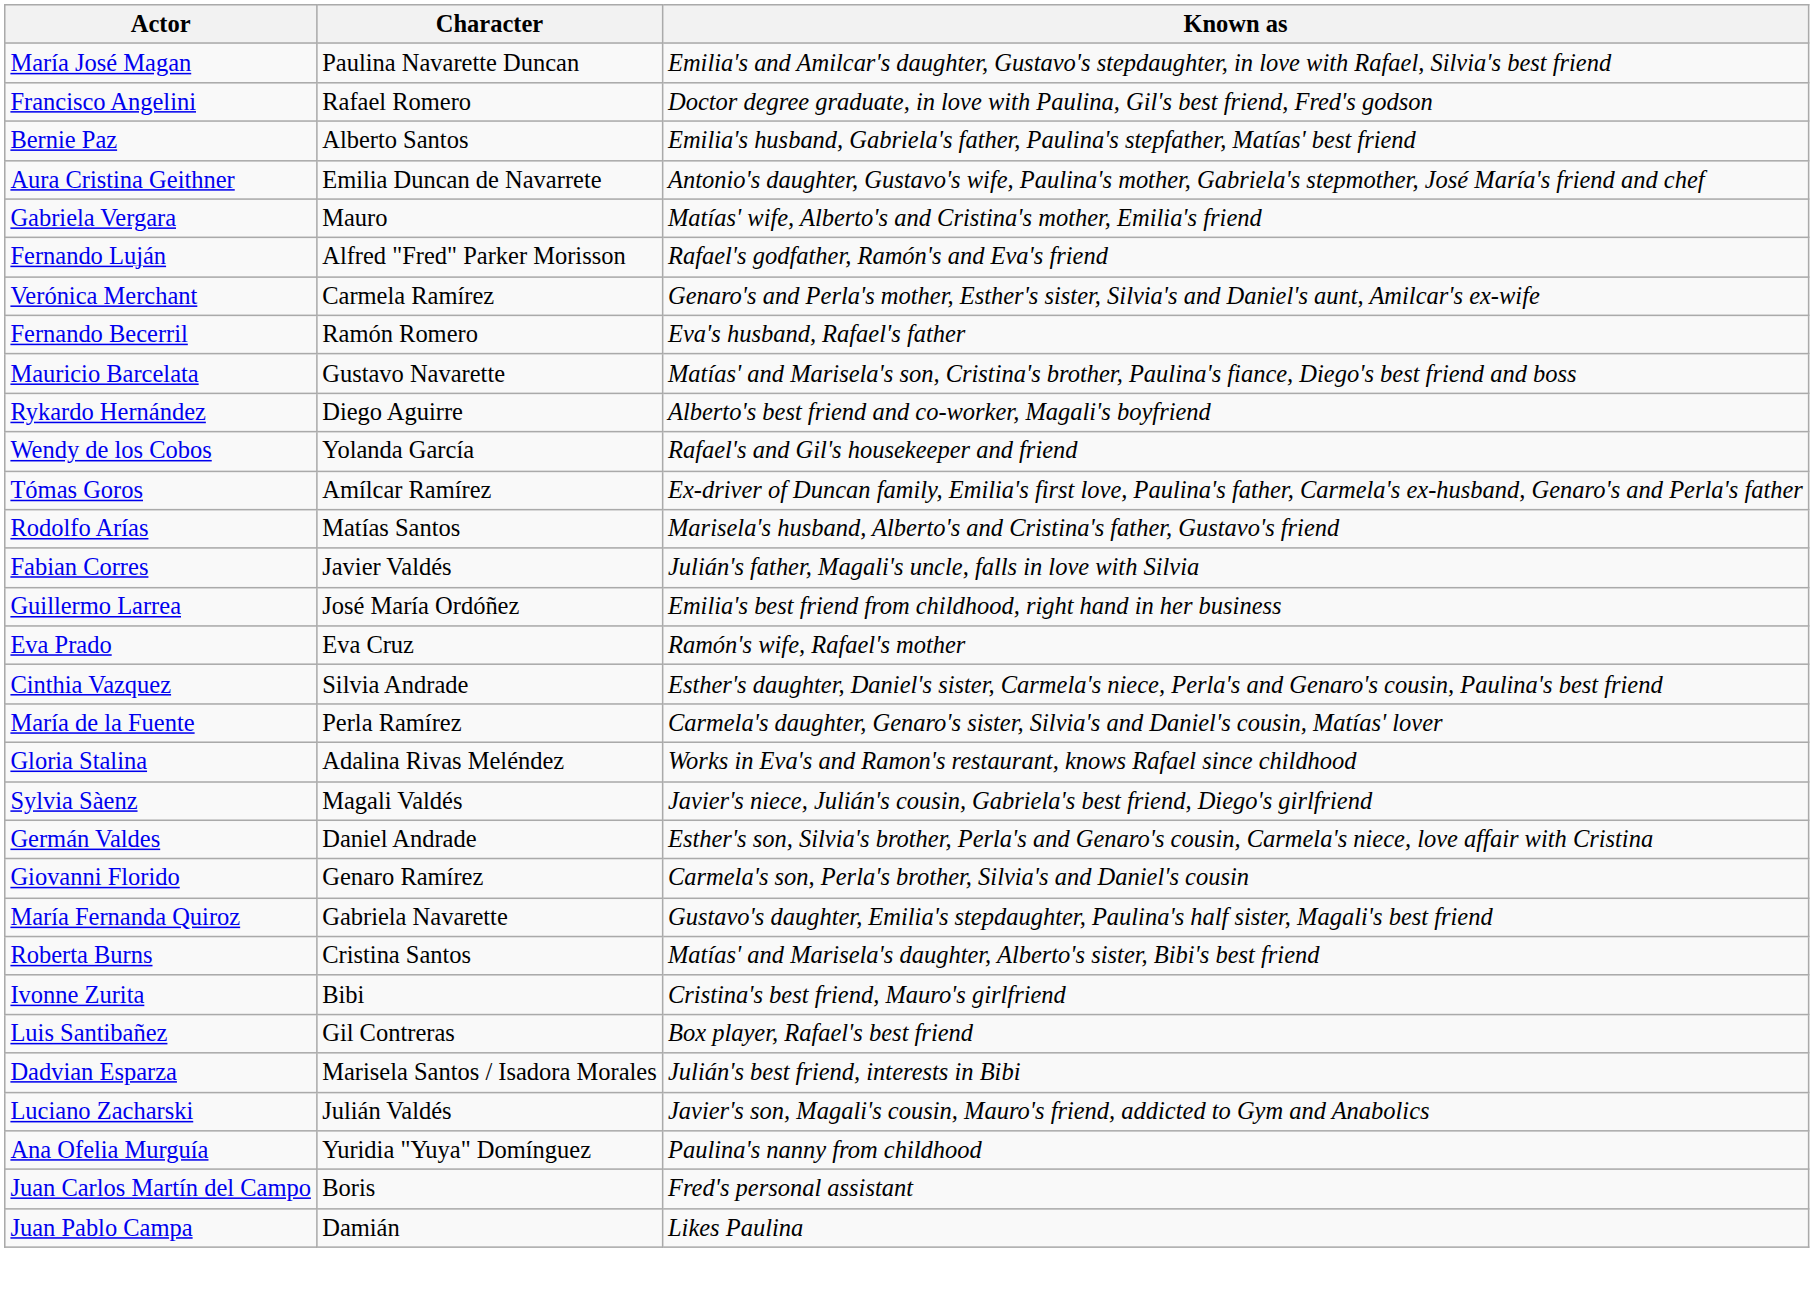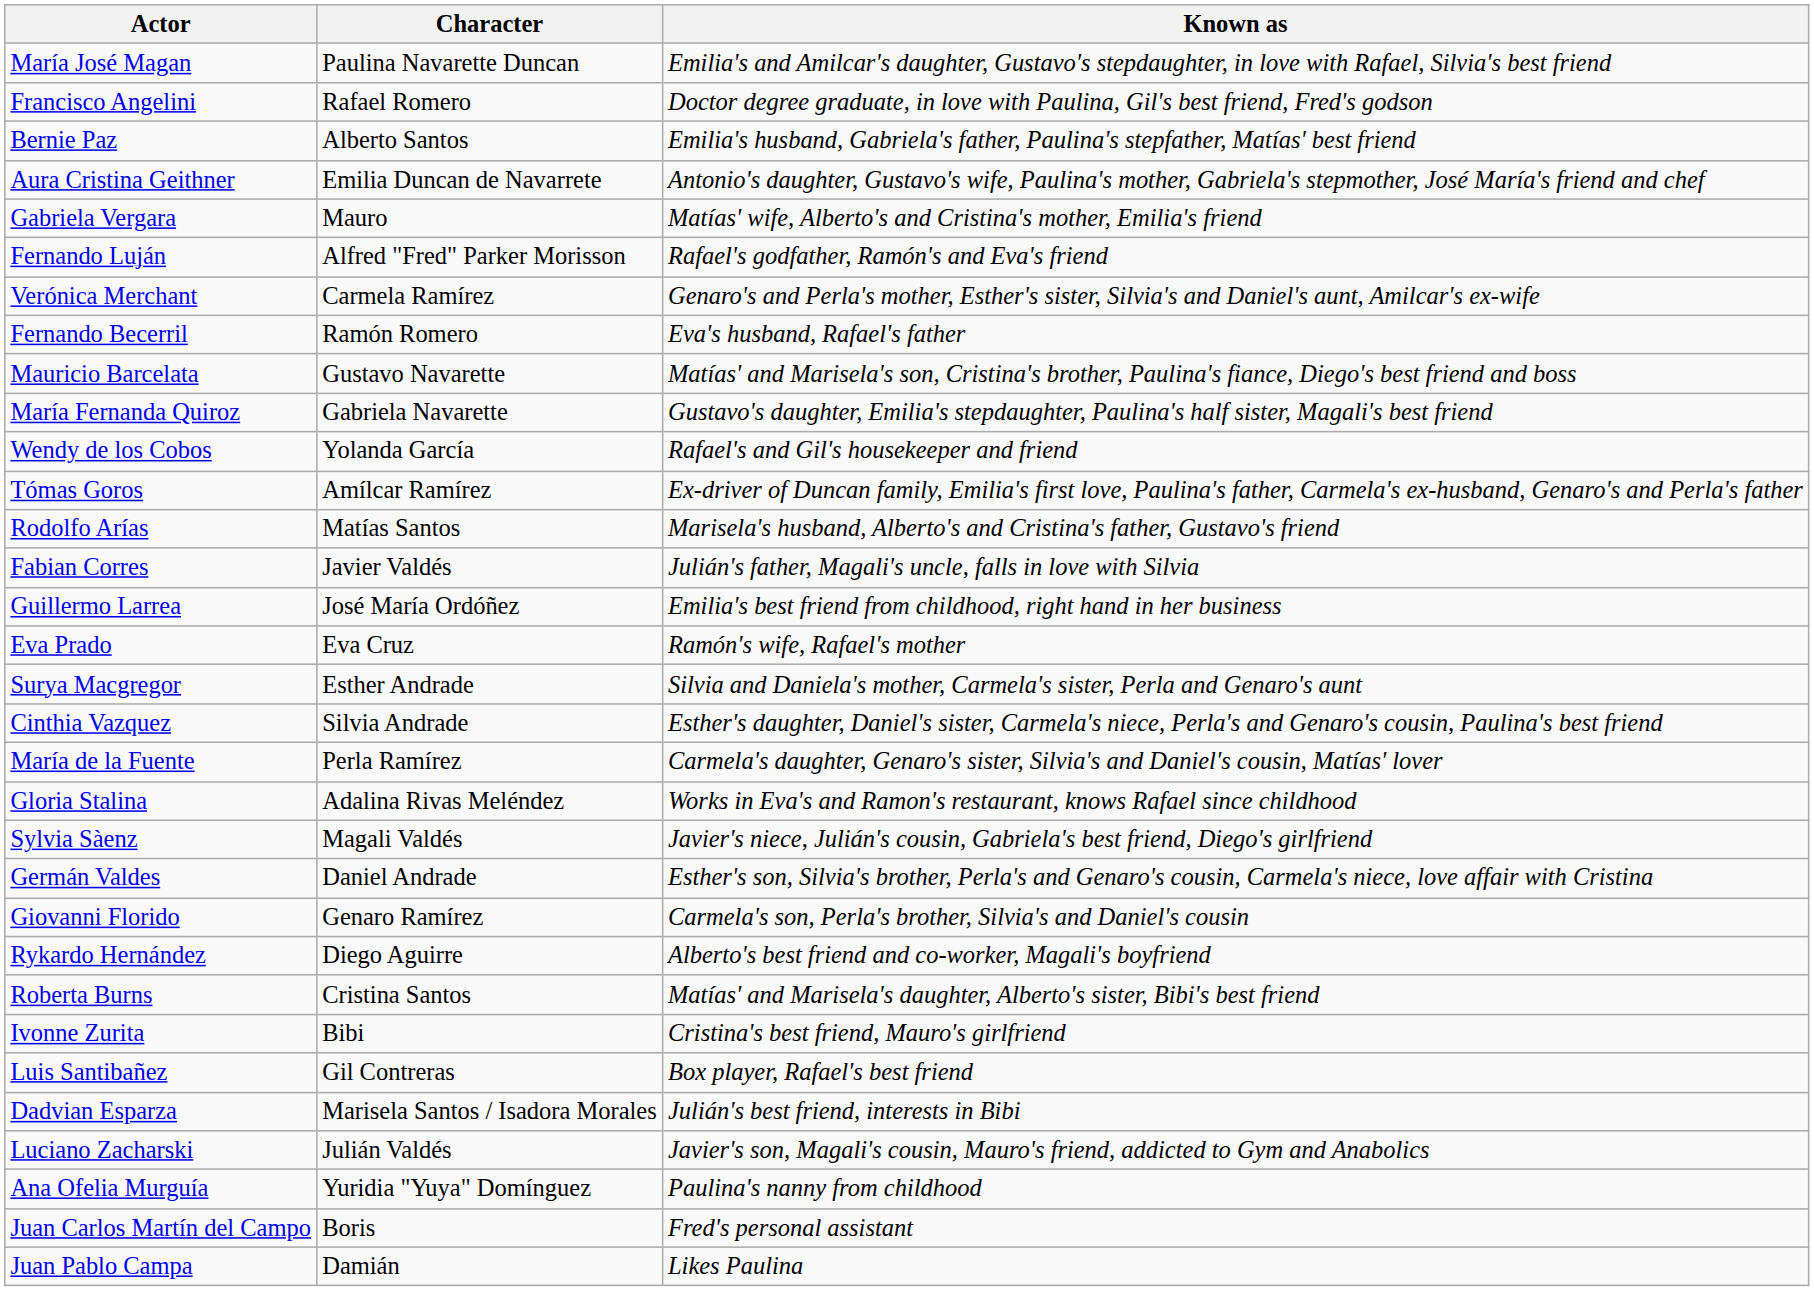rows swapped: (125, 916) <-> (108, 412)
+ row: (96, 683)
